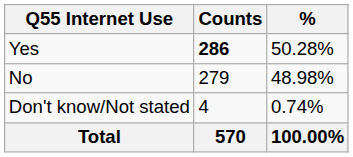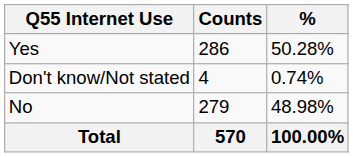(214, 48) bold -> (214, 48) normal
rows swapped: (21, 78) <-> (99, 107)
